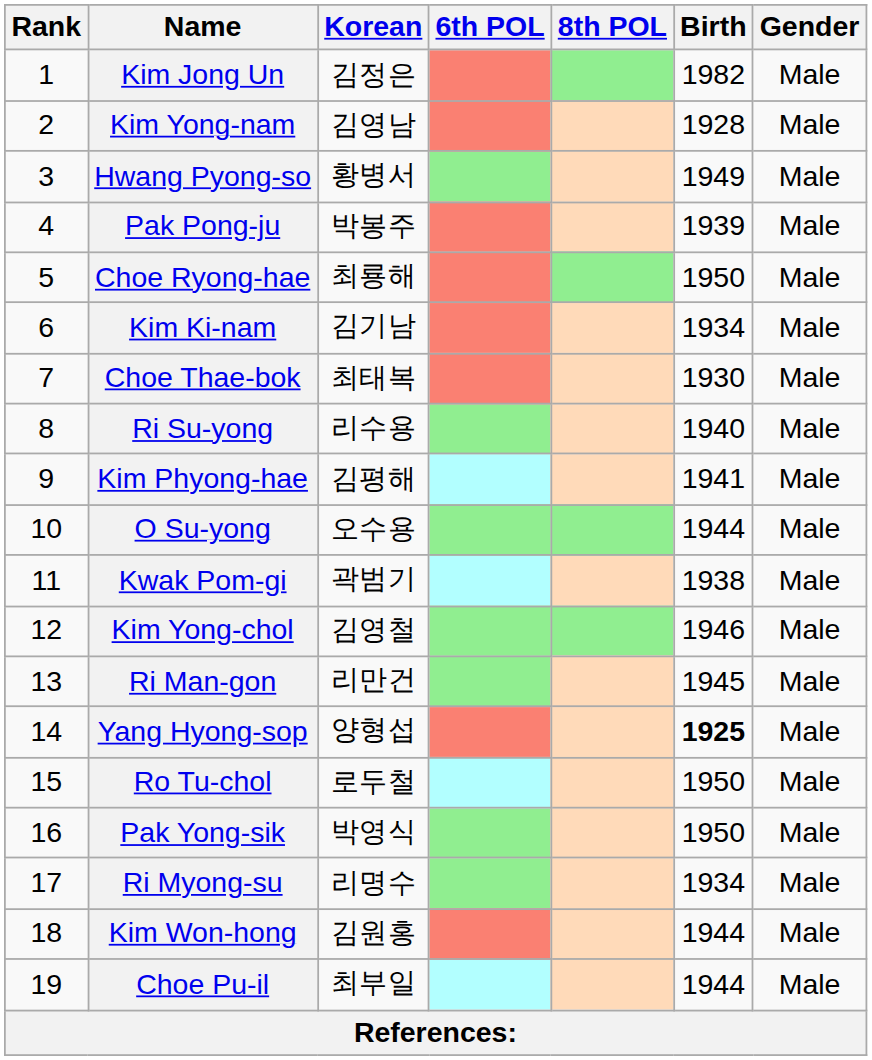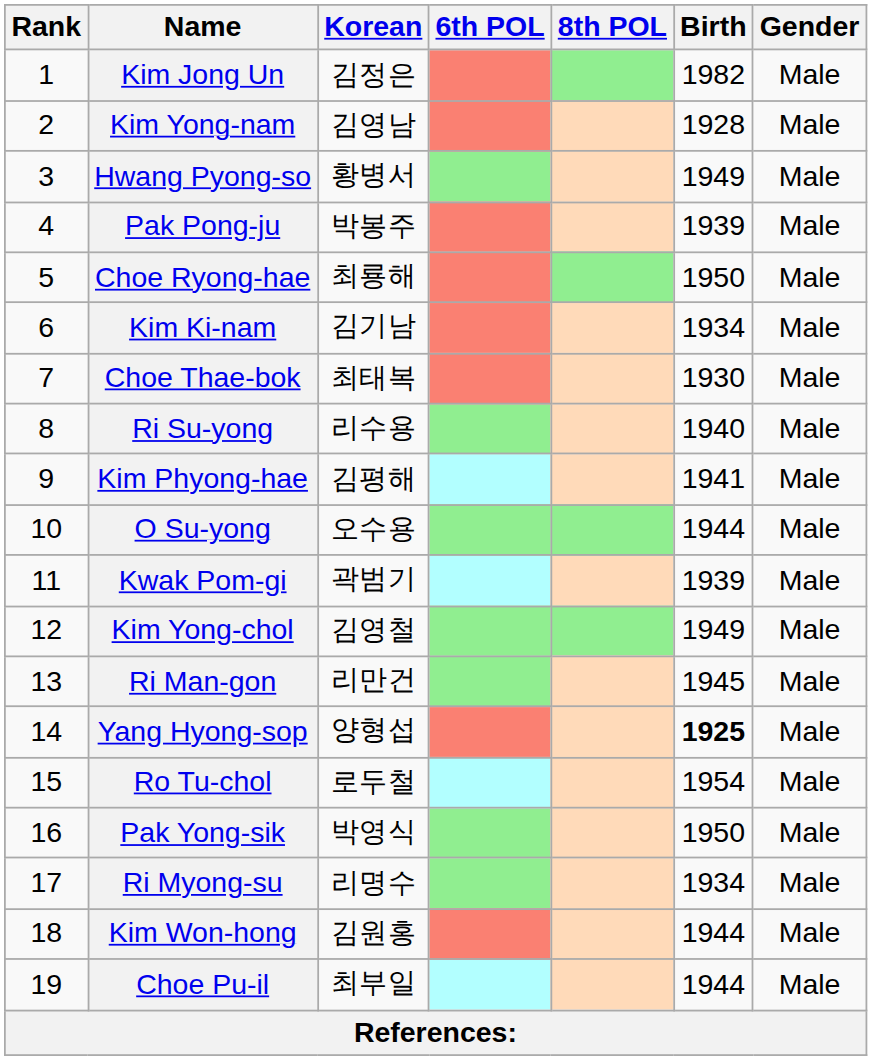(713, 579) 1938 -> (713, 579) 1939
(713, 630) 1946 -> (713, 630) 1949
(713, 782) 1950 -> (713, 782) 1954
